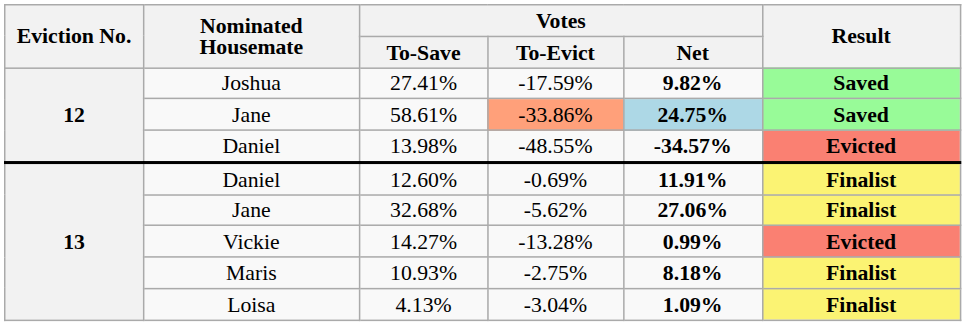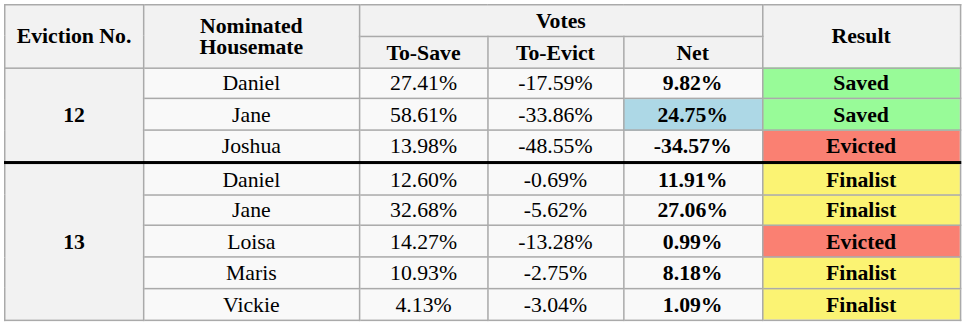(251, 83) Joshua -> (251, 83) Daniel
(555, 115) lightsalmon background -> (555, 115) no background
(251, 146) Daniel -> (251, 146) Joshua
(251, 242) Vickie -> (251, 242) Loisa
(251, 304) Loisa -> (251, 304) Vickie
